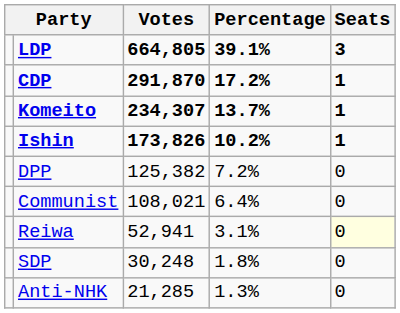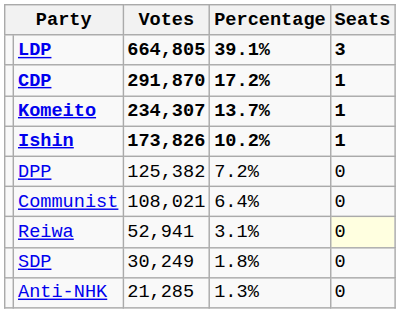(161, 262) 30,248 -> (161, 262) 30,249
